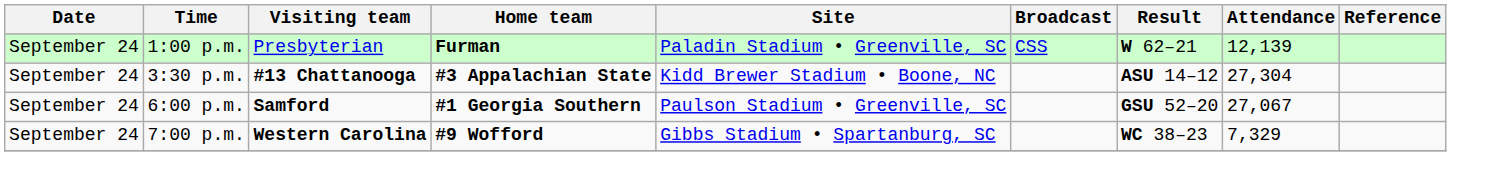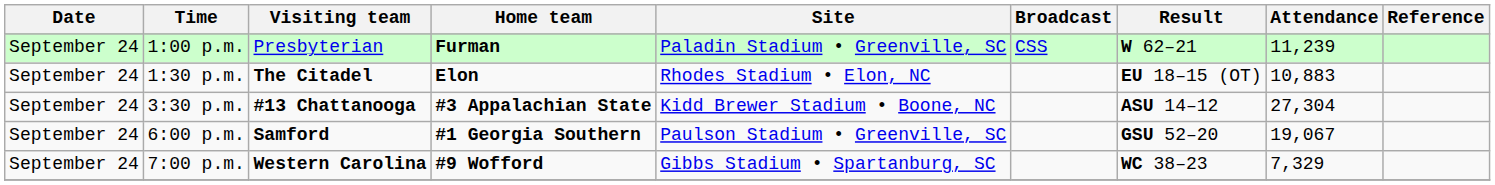(1260, 49) 12,139 -> (1303, 49) 11,239
+ row: (196, 78)
(1260, 107) 27,067 -> (1303, 136) 19,067
